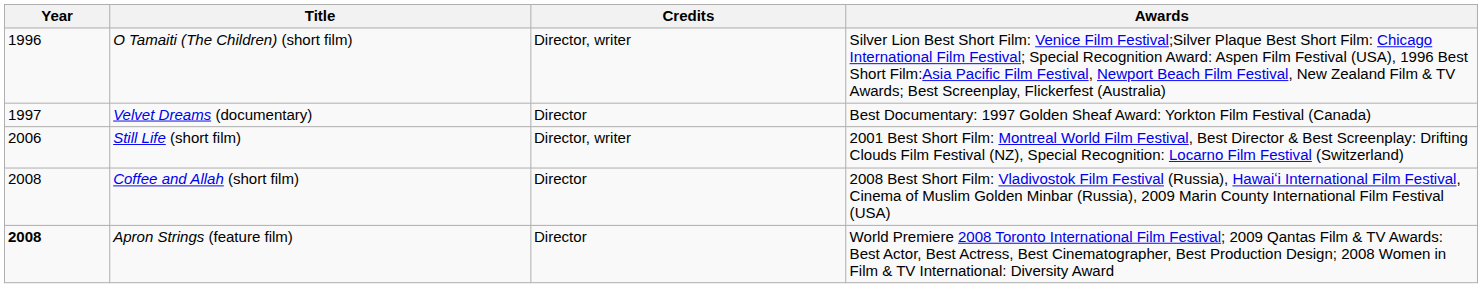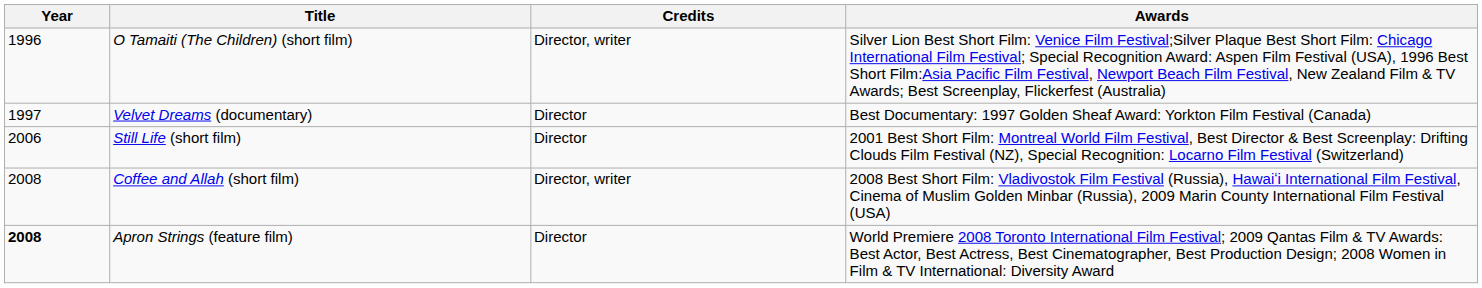(582, 138) Director, writer -> (560, 138) Director
(560, 179) Director -> (582, 179) Director, writer
